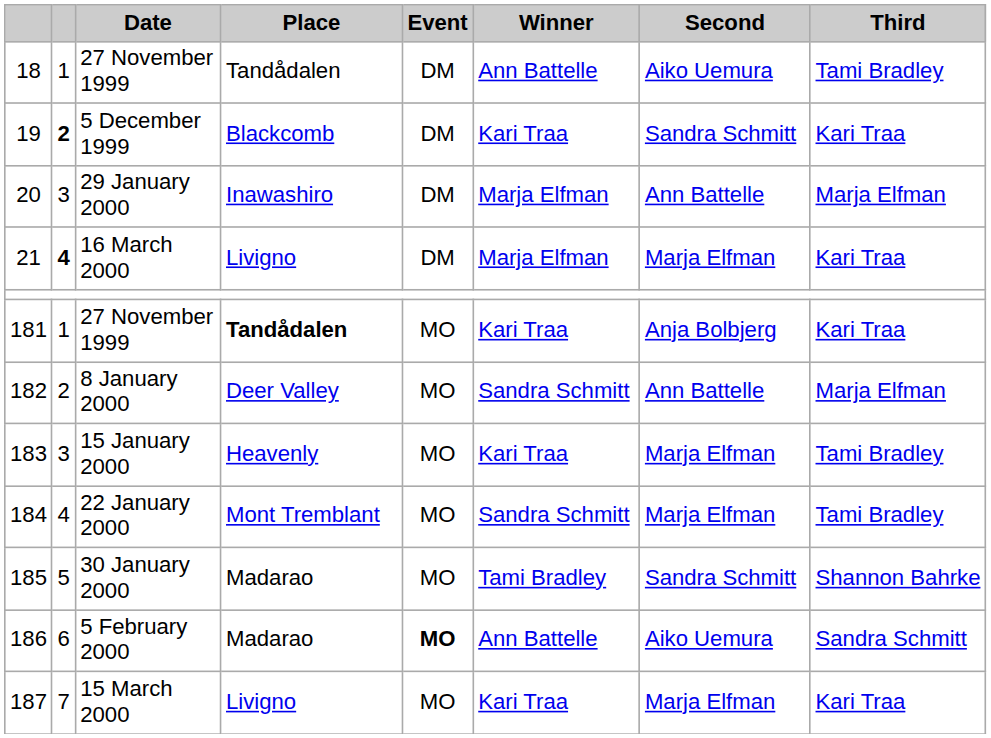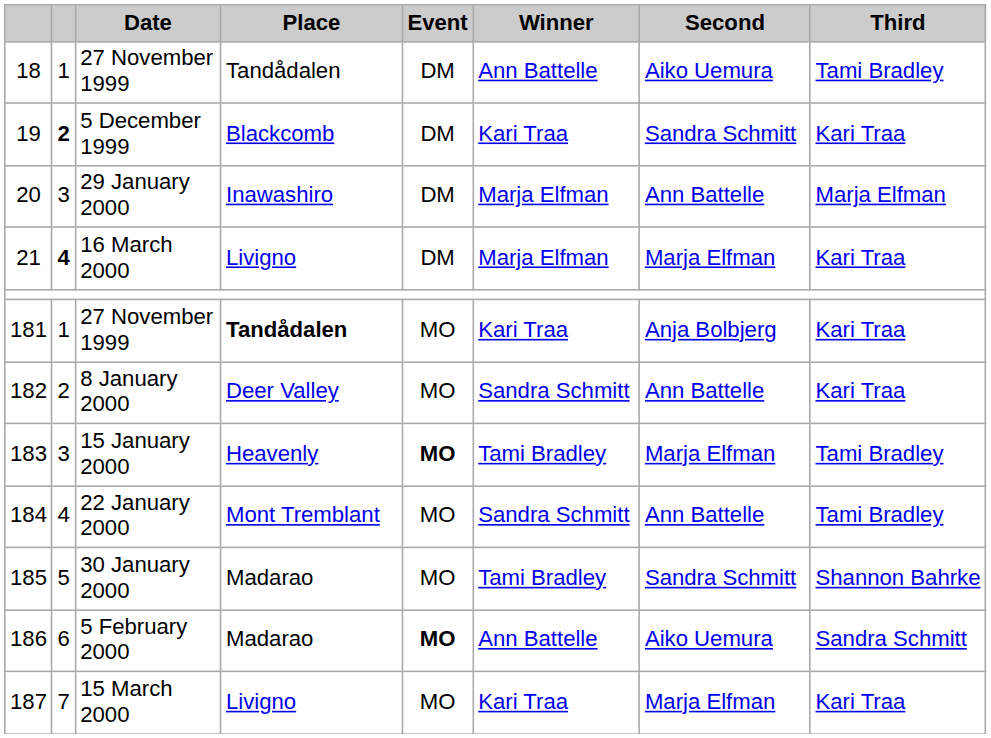(881, 391) Marja Elfman -> (860, 391) Kari Traa
(438, 453) normal -> (438, 453) bold
(523, 453) Kari Traa -> (542, 453) Tami Bradley
(710, 515) Marja Elfman -> (705, 515) Ann Battelle
